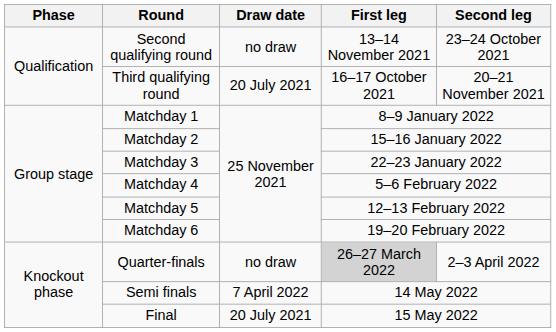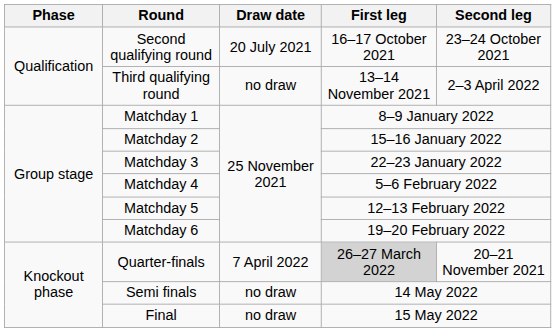(271, 46) no draw -> (271, 46) 20 July 2021
(379, 46) 13–14 November 2021 -> (379, 46) 16–17 October 2021
(271, 85) 20 July 2021 -> (271, 85) no draw
(379, 85) 16–17 October 2021 -> (379, 85) 13–14 November 2021
(493, 85) 20–21 November 2021 -> (493, 85) 2–3 April 2022
(271, 261) no draw -> (271, 261) 7 April 2022
(493, 261) 2–3 April 2022 -> (493, 261) 20–21 November 2021
(271, 292) 7 April 2022 -> (271, 292) no draw
(271, 315) 20 July 2021 -> (271, 315) no draw
